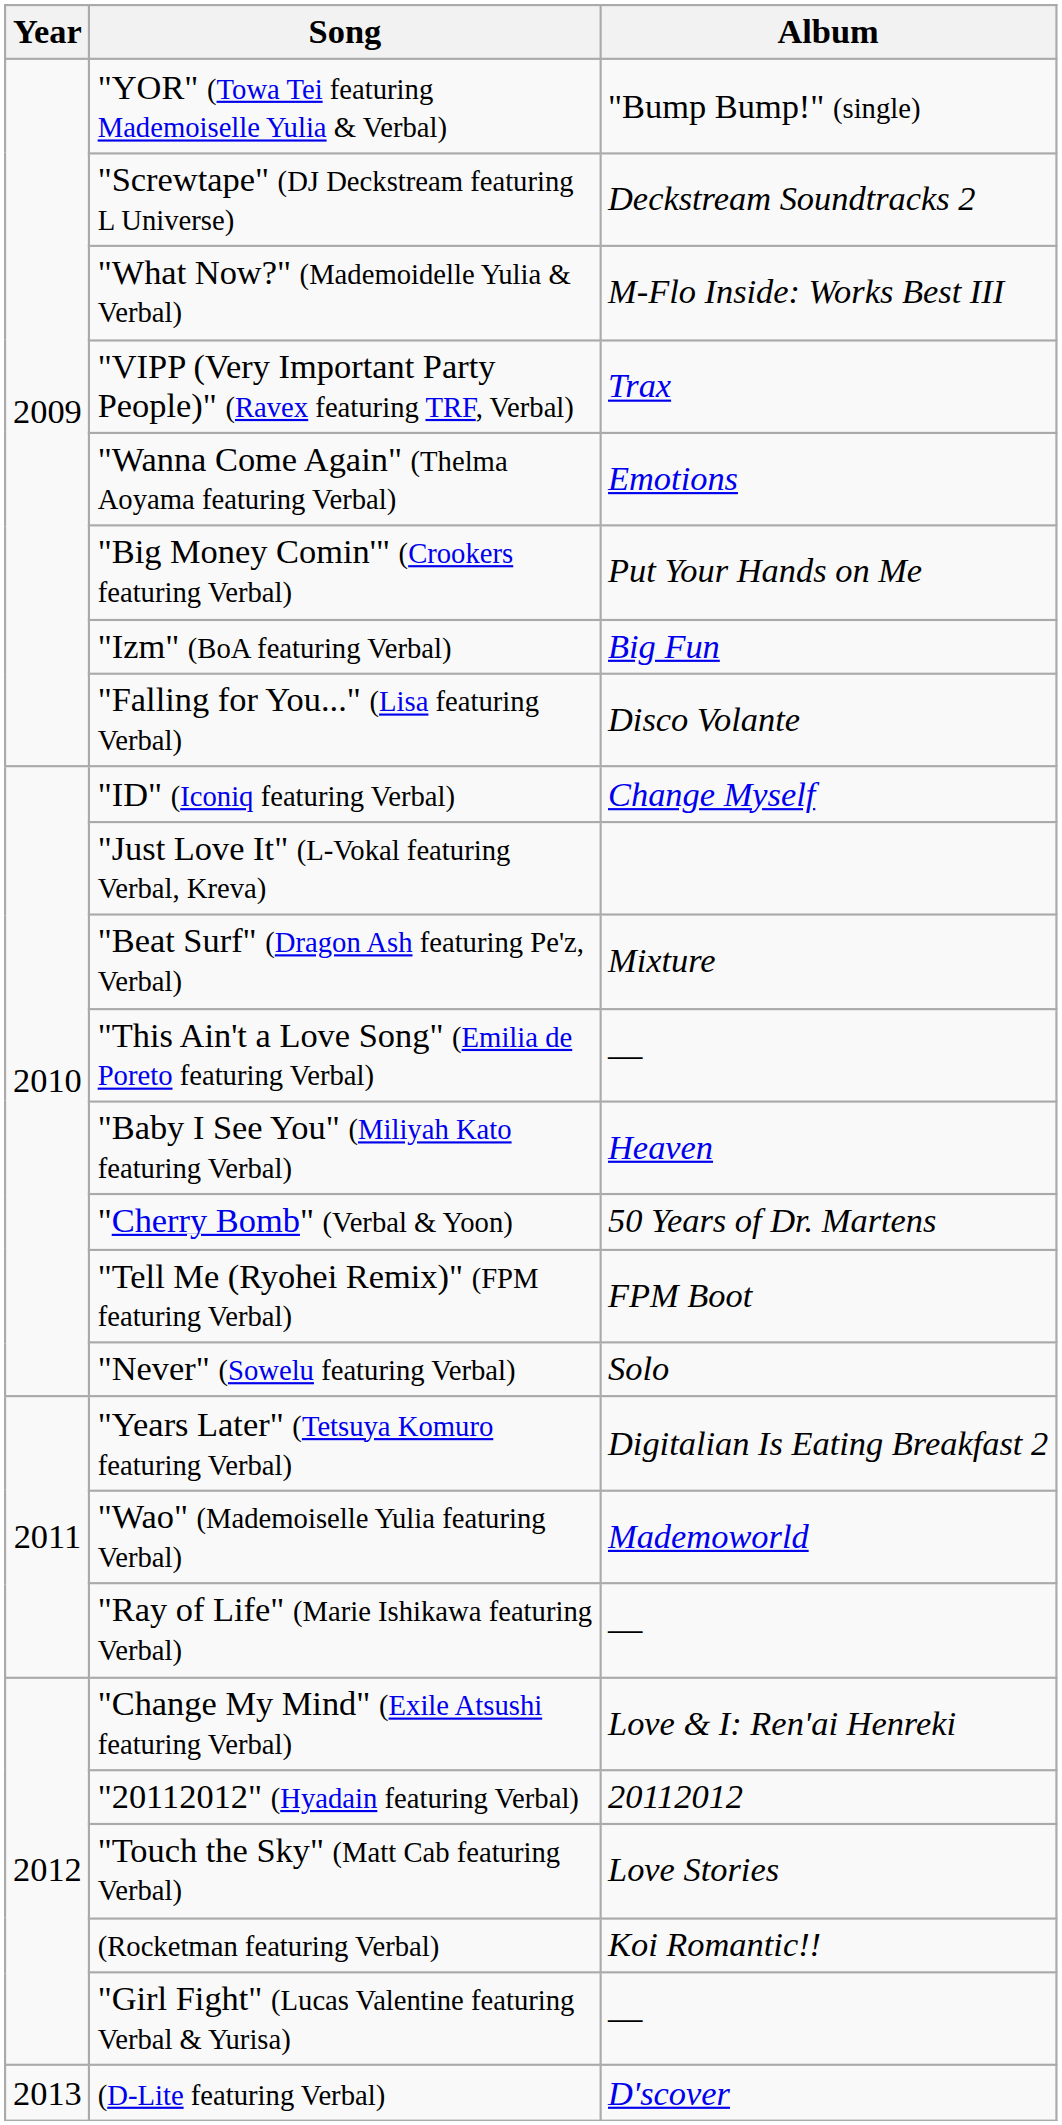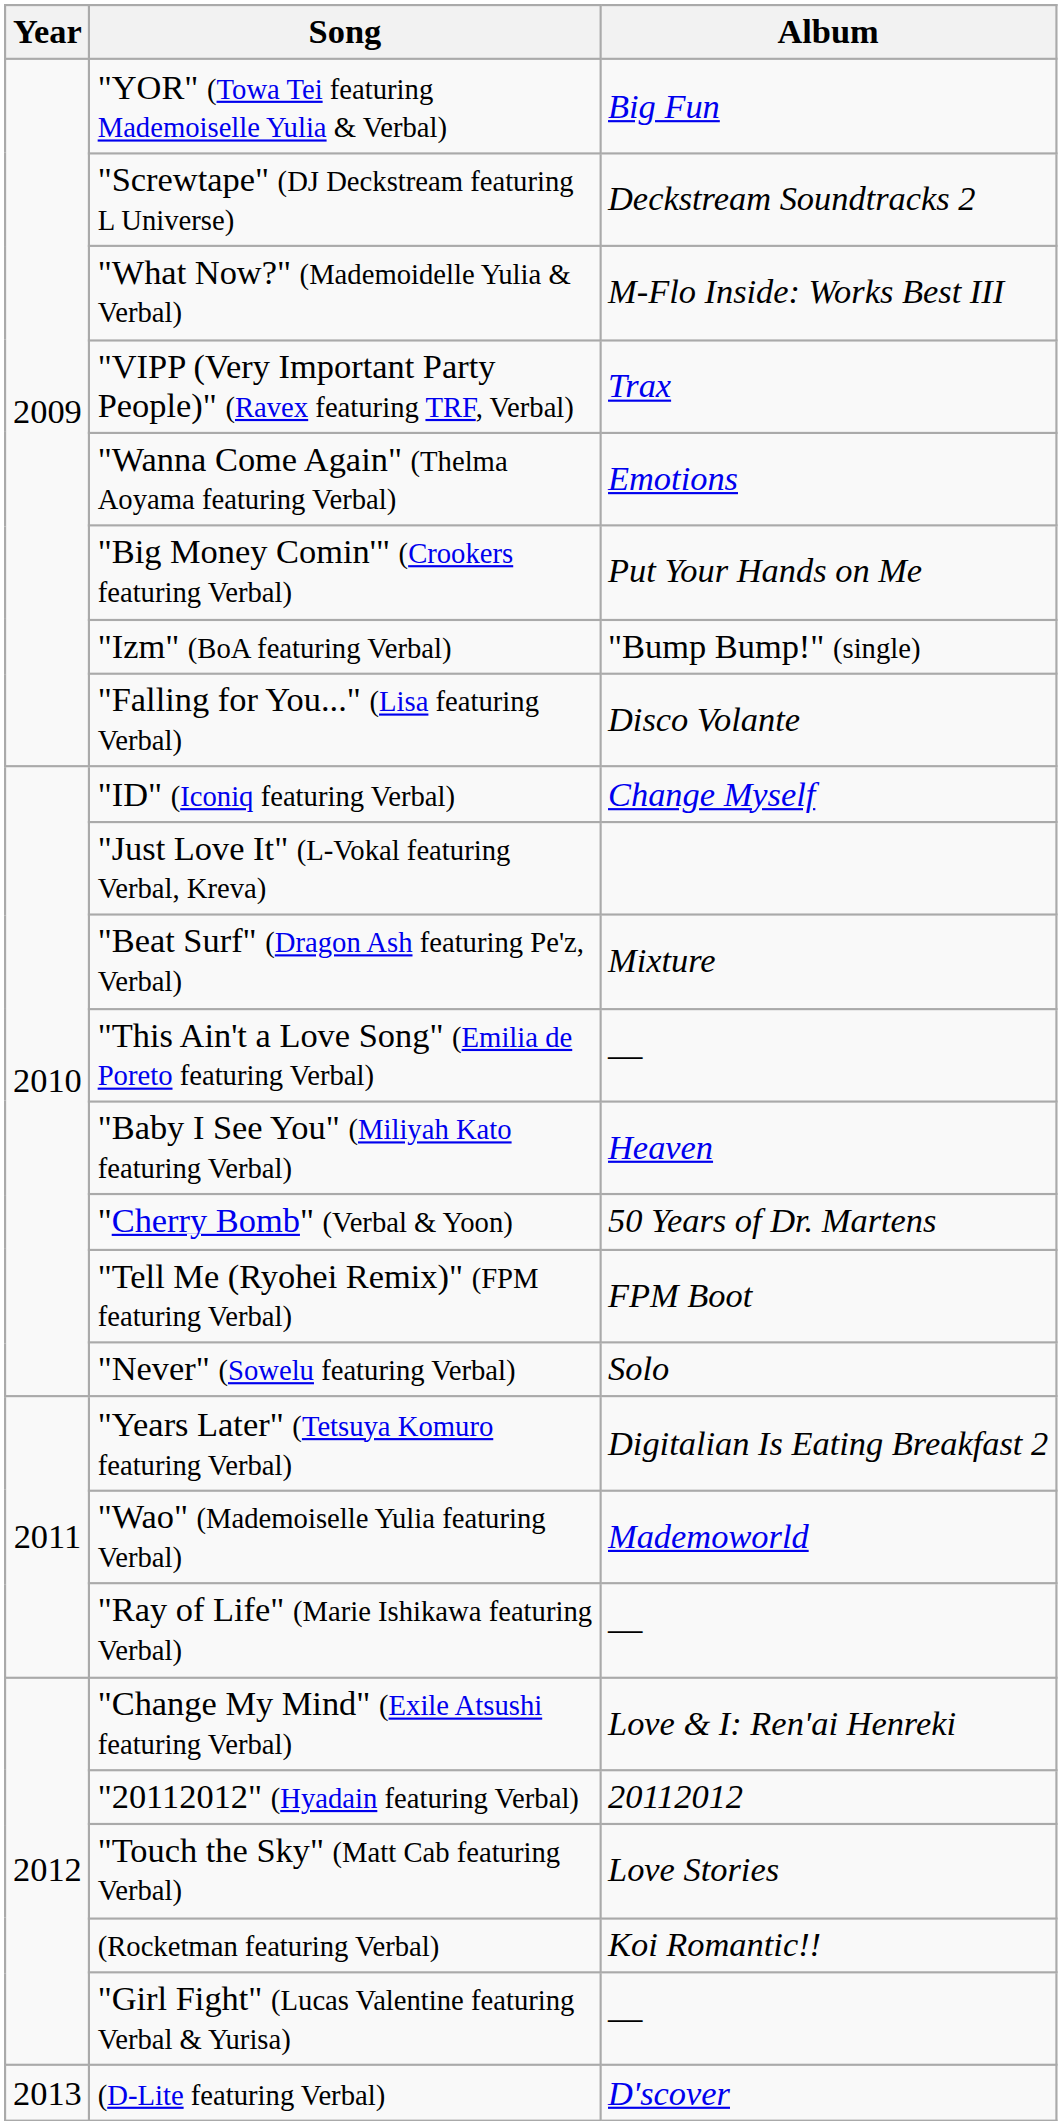(764, 105) "Bump Bump!" (single) -> (664, 105) Big Fun
(664, 645) Big Fun -> (764, 645) "Bump Bump!" (single)
